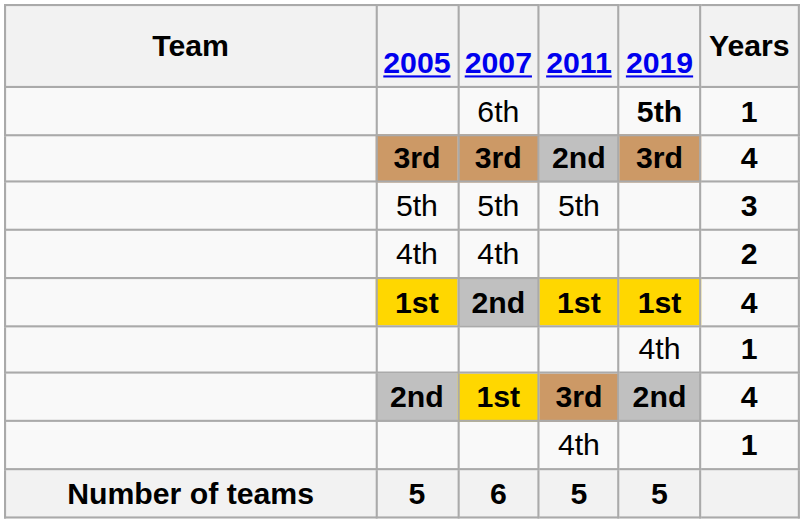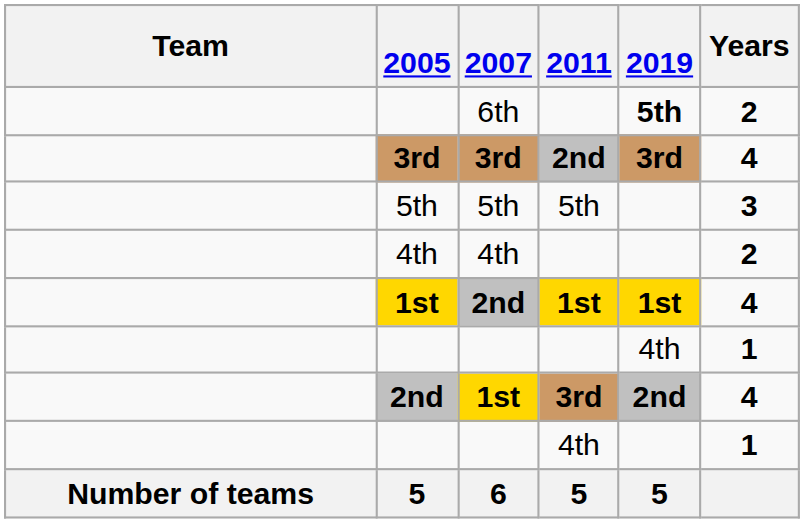(749, 111) 1 -> (749, 111) 2
